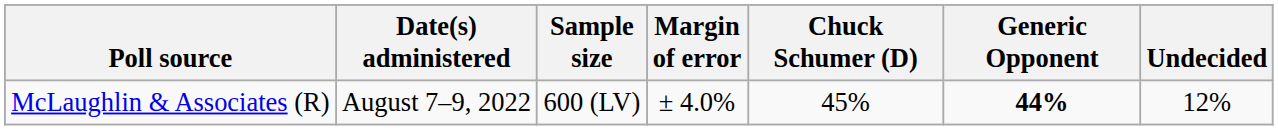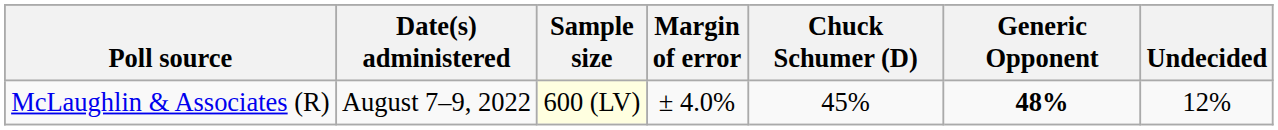(592, 101) no background -> (592, 101) lightyellow background
(1042, 101) 44% -> (1042, 101) 48%
